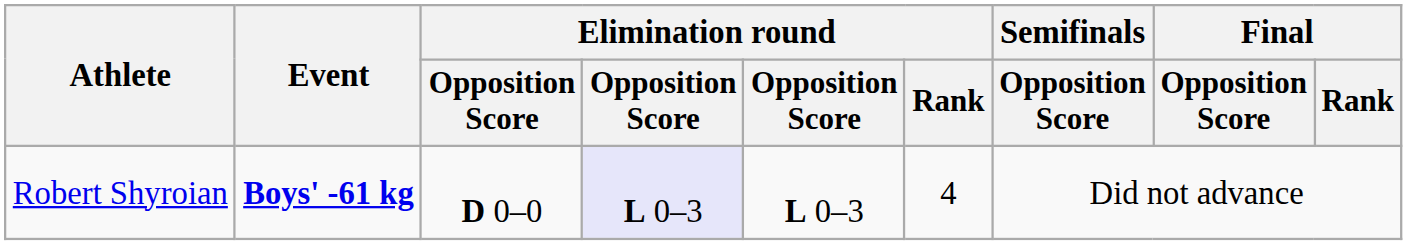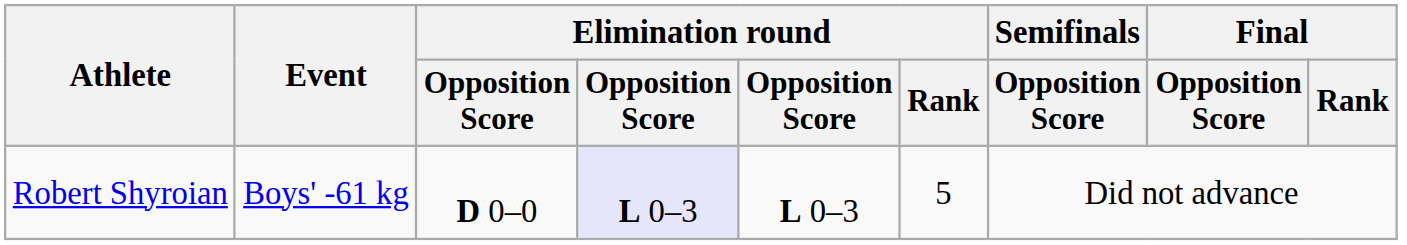(328, 192) bold -> (326, 192) normal
(948, 192) 4 -> (943, 192) 5
